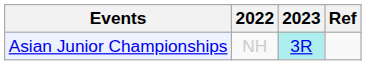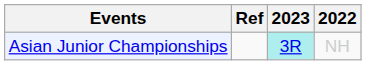columns swapped: (255, 19) <-> (343, 19)
